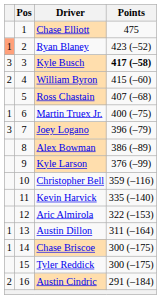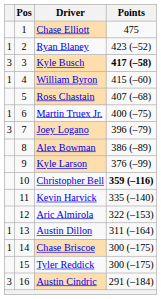(9, 46) lightsalmon background -> (9, 46) no background
(9, 80) 2 -> (9, 80) 1
(131, 181) normal -> (131, 181) bold
(9, 281) 2 -> (9, 281) 3
